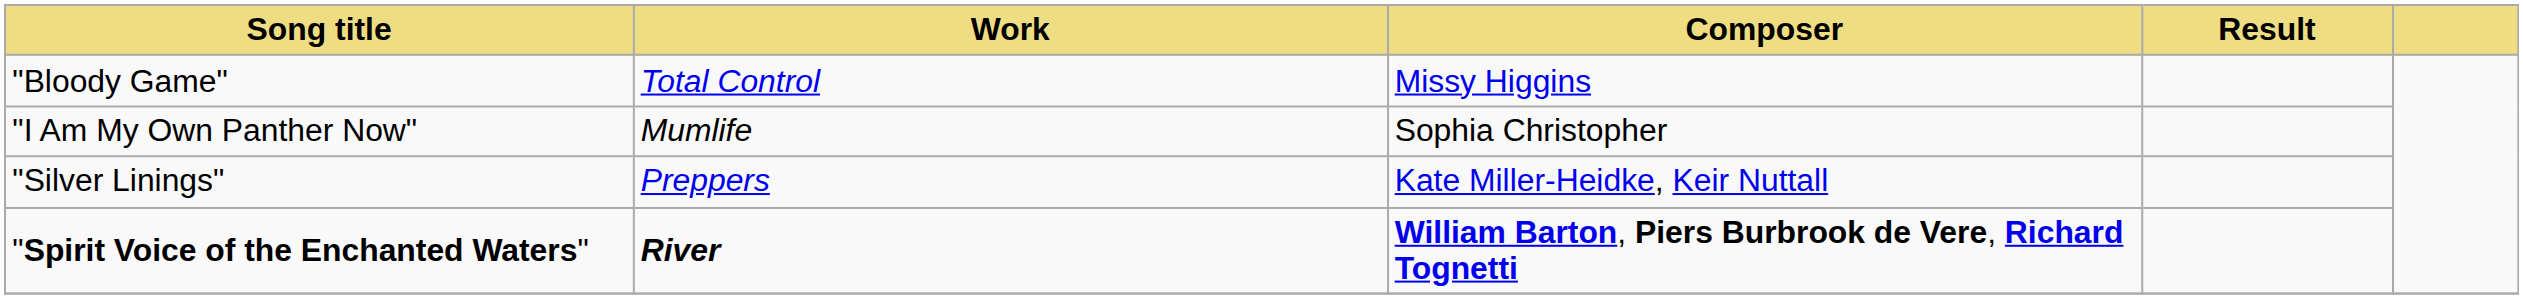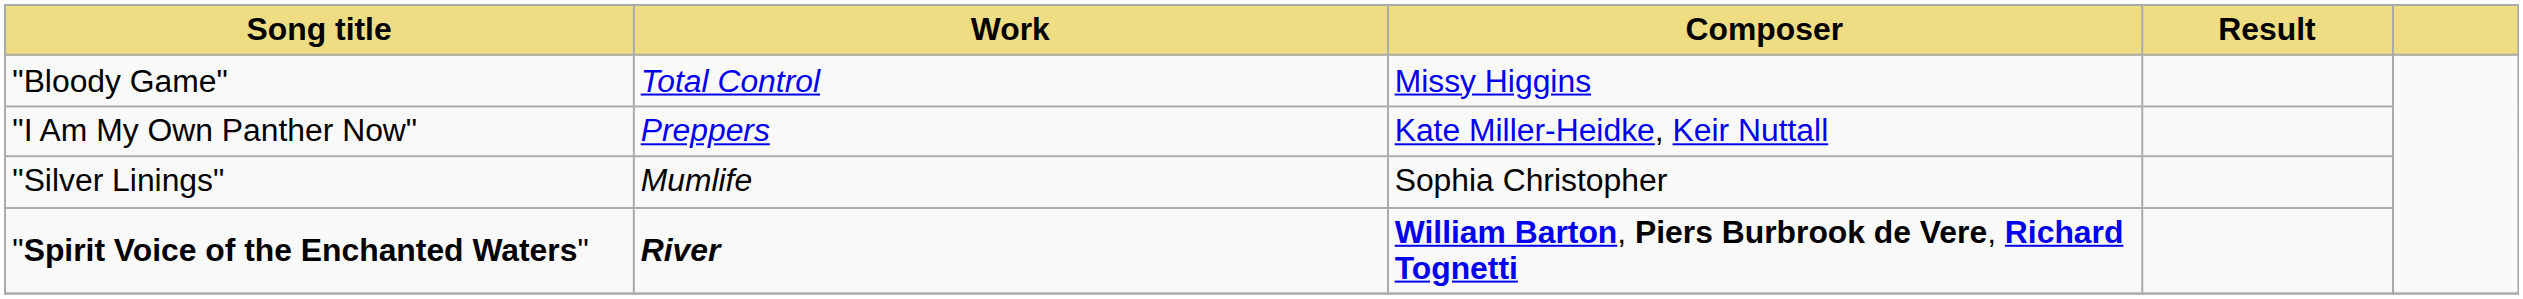(696, 130) Mumlife -> (705, 130) Preppers
(1531, 130) Sophia Christopher -> (1611, 130) Kate Miller-Heidke, Keir Nuttall
(705, 181) Preppers -> (696, 181) Mumlife
(1611, 181) Kate Miller-Heidke, Keir Nuttall -> (1531, 181) Sophia Christopher
